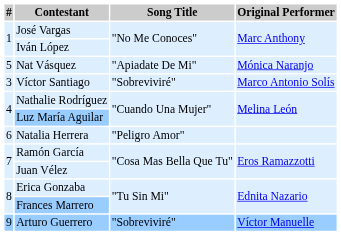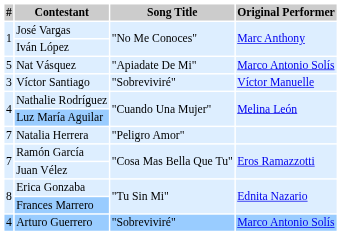(275, 65) Mónica Naranjo -> (286, 65) Marco Antonio Solís
(286, 82) Marco Antonio Solís -> (276, 82) Víctor Manuelle
(9, 135) 6 -> (9, 135) 7
(9, 222) 9 -> (9, 222) 4
(276, 222) Víctor Manuelle -> (286, 222) Marco Antonio Solís
